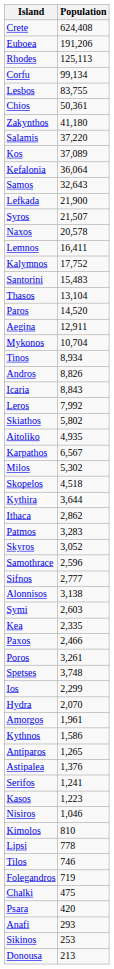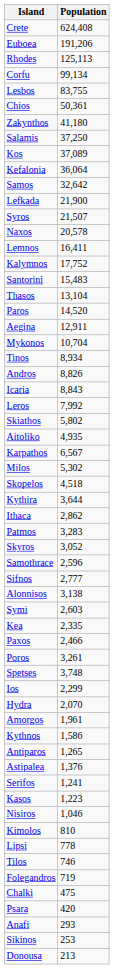(74, 138) 37,220 -> (74, 138) 37,250
(74, 185) 32,643 -> (74, 185) 32,642
